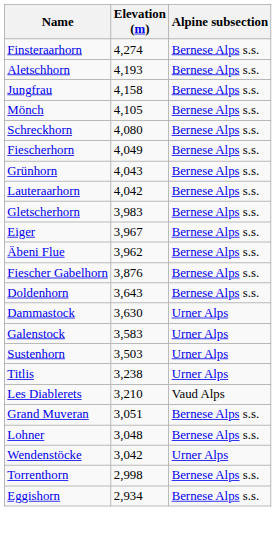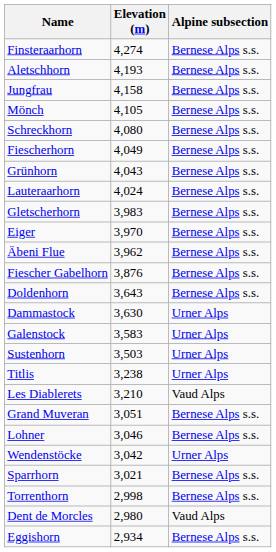(128, 191) 4,042 -> (128, 191) 4,024
(128, 232) 3,967 -> (128, 232) 3,970
(128, 435) 3,048 -> (128, 435) 3,046
+ row: (33, 475)
+ row: (50, 516)
